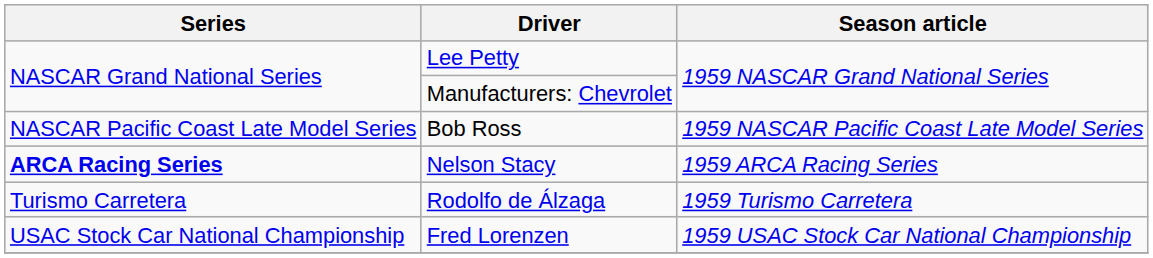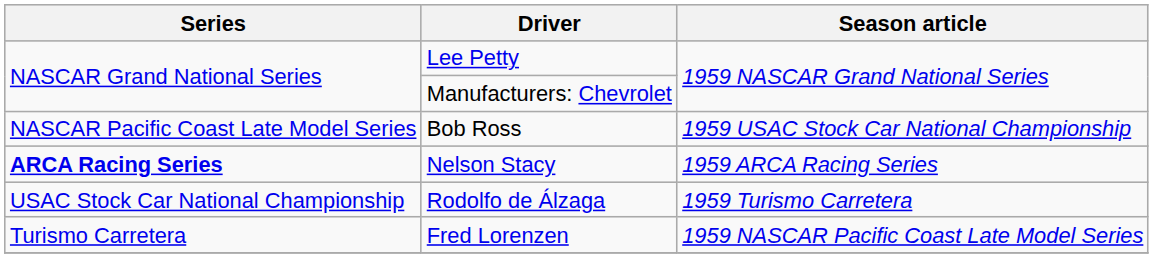(913, 129) 1959 NASCAR Pacific Coast Late Model Series -> (907, 129) 1959 USAC Stock Car National Championship
(98, 200) Turismo Carretera -> (207, 200) USAC Stock Car National Championship
(207, 235) USAC Stock Car National Championship -> (98, 235) Turismo Carretera
(907, 235) 1959 USAC Stock Car National Championship -> (913, 235) 1959 NASCAR Pacific Coast Late Model Series
